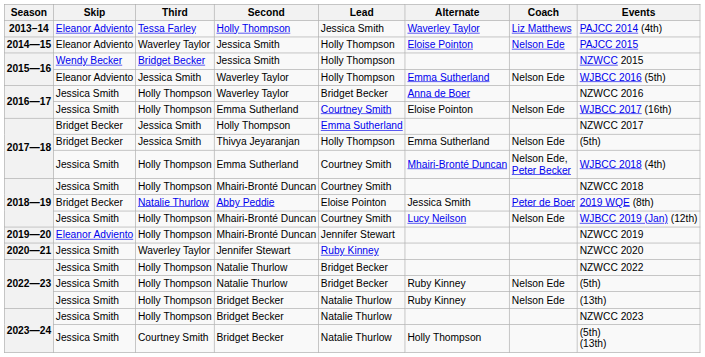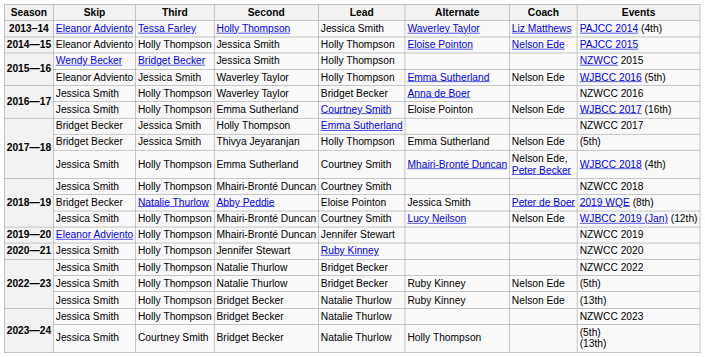(174, 45) Waverley Taylor -> (175, 45) Holly Thompson
(174, 251) Waverley Taylor -> (175, 251) Holly Thompson
